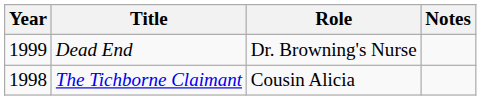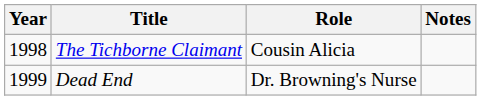rows swapped: (149, 79) <-> (94, 49)
